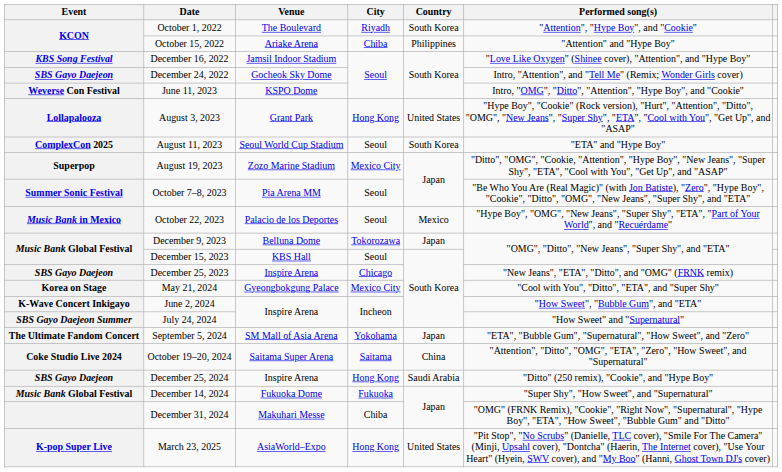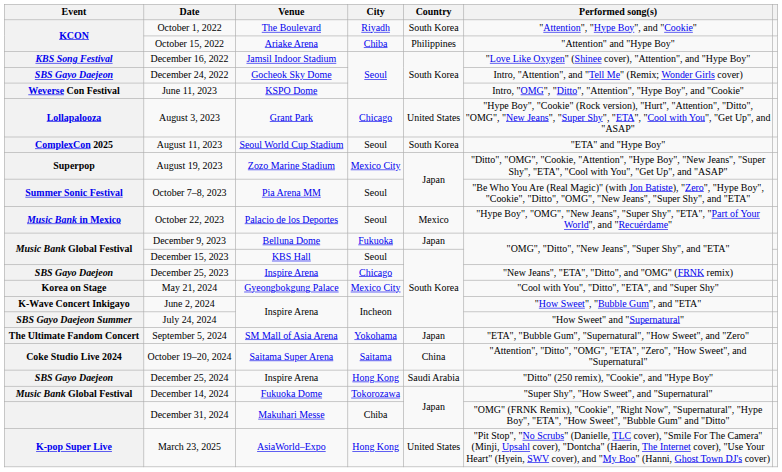(376, 117) Hong Kong -> (376, 117) Chicago
(376, 241) Tokorozawa -> (376, 241) Fukuoka
(376, 393) Fukuoka -> (376, 393) Tokorozawa
